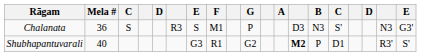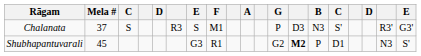columns swapped: (250, 12) <-> (281, 12)
(102, 28) 36 -> (102, 28) 37
(386, 28) N3 -> (386, 28) R3'
(102, 43) 40 -> (102, 43) 45
(386, 43) R3' -> (386, 43) N3
